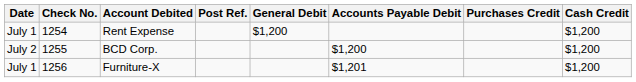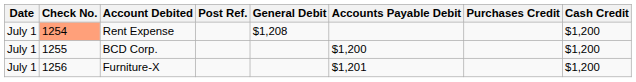(55, 31) no background -> (55, 31) lightsalmon background
(270, 31) $1,200 -> (270, 31) $1,208
(22, 49) July 2 -> (22, 49) July 1
